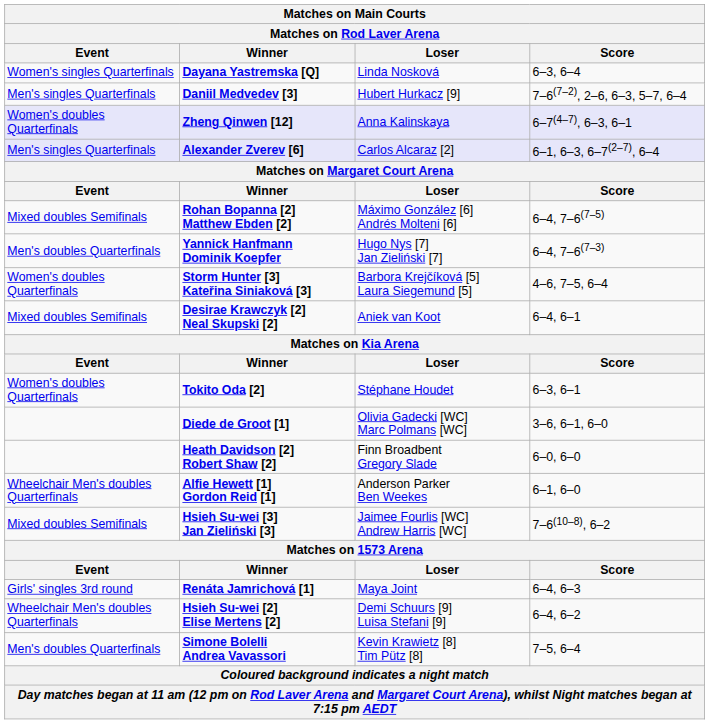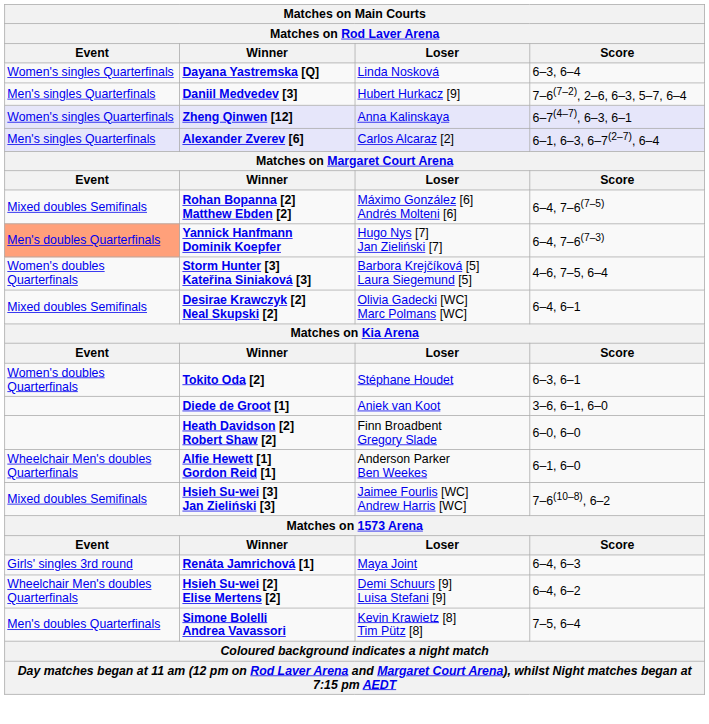(56, 122) Women's doubles Quarterfinals -> (91, 116) Women's singles Quarterfinals
(84, 250) no background -> (84, 240) lightsalmon background
(399, 317) Aniek van Koot -> (413, 307) Olivia Gadecki [WC] Marc Polmans [WC]
(413, 423) Olivia Gadecki [WC] Marc Polmans [WC] -> (399, 406) Aniek van Koot
